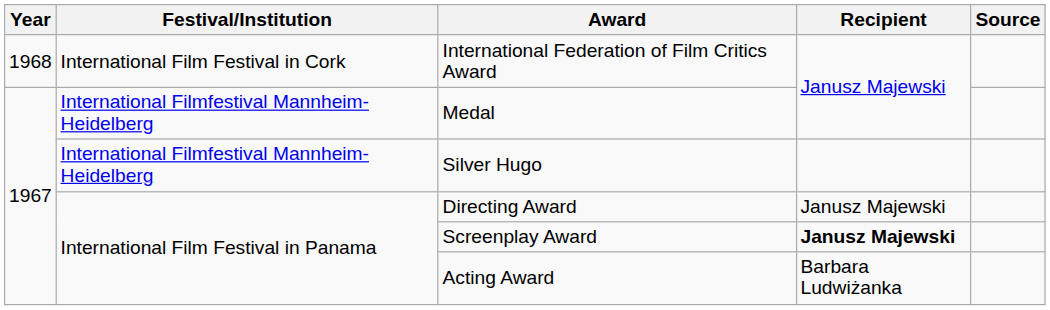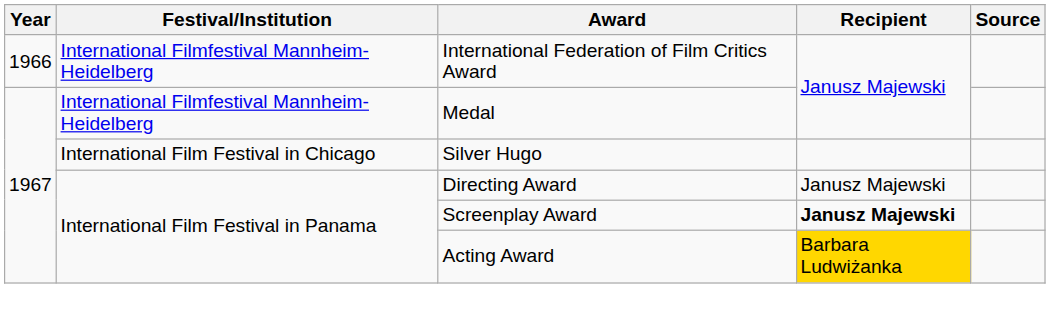(30, 60) 1968 -> (30, 60) 1966
(203, 60) International Film Festival in Cork -> (215, 60) International Filmfestival Mannheim-Heidelberg
(215, 165) International Filmfestival Mannheim-Heidelberg -> (218, 154) International Film Festival in Chicago
(851, 278) no background -> (851, 256) gold background
